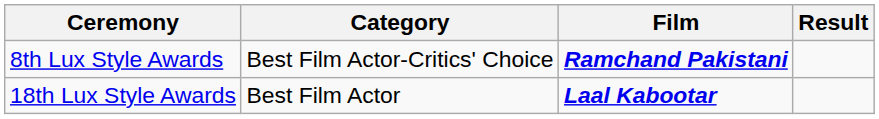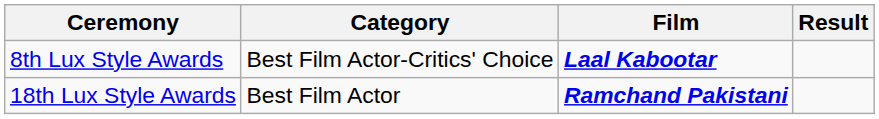(676, 58) Ramchand Pakistani -> (640, 58) Laal Kabootar
(640, 95) Laal Kabootar -> (676, 95) Ramchand Pakistani
